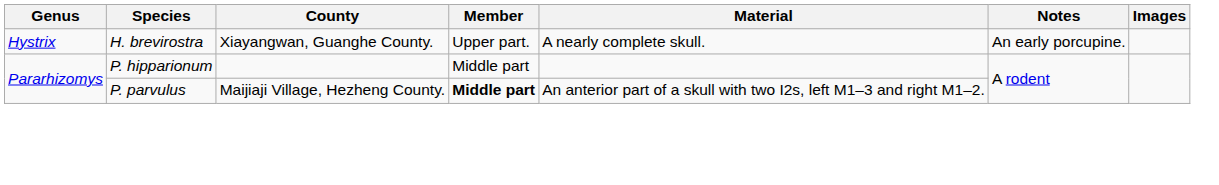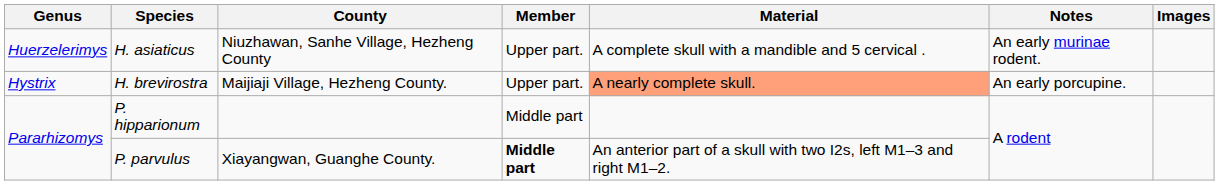+ row: (155, 50)
(326, 41) Xiayangwan, Guanghe County. -> (334, 83) Maijiaji Village, Hezheng County.
(624, 41) no background -> (674, 83) lightsalmon background
(332, 90) Maijiaji Village, Hezheng County. -> (329, 158) Xiayangwan, Guanghe County.
